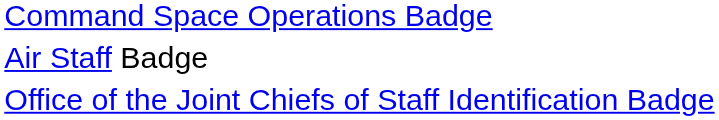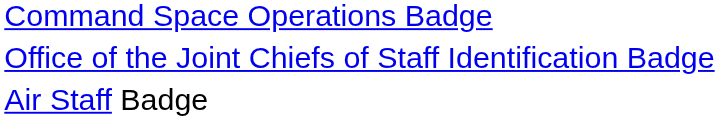rows swapped: (359, 99) <-> (106, 58)
